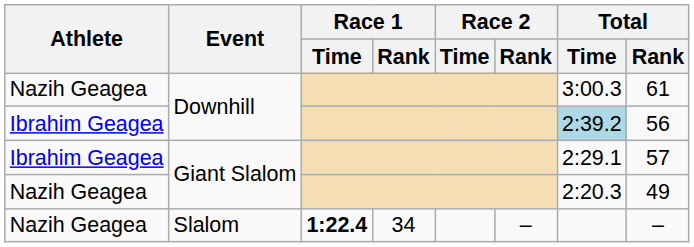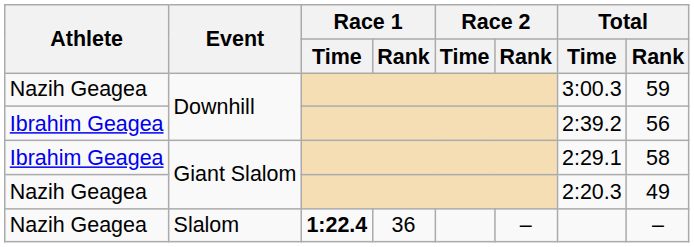(658, 90) 61 -> (658, 90) 59
(592, 124) lightblue background -> (592, 124) no background
(658, 158) 57 -> (658, 158) 58
(404, 225) 34 -> (404, 225) 36
